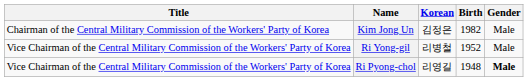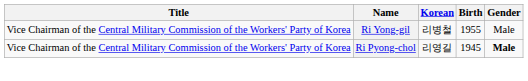- row: (386, 30)
(471, 48) 1952 -> (471, 30) 1955
(471, 67) 1948 -> (471, 48) 1945
